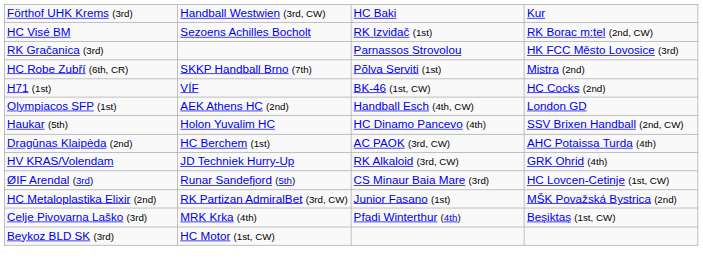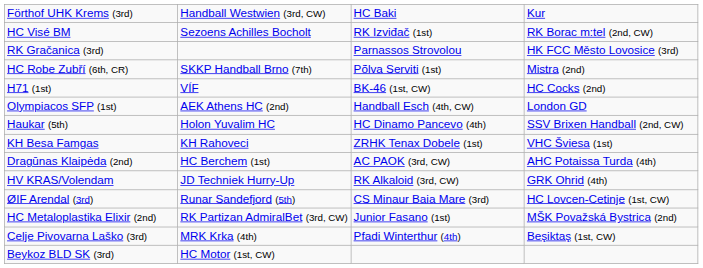+ row: (53, 143)
